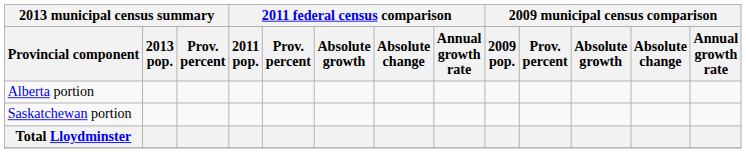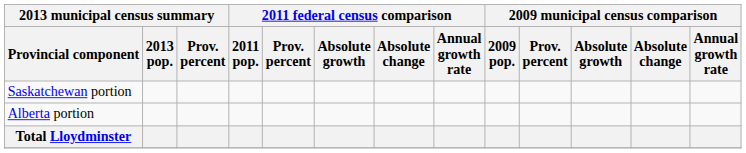rows swapped: (51, 92) <-> (70, 114)
